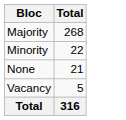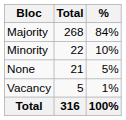+ column: (104, 13)
